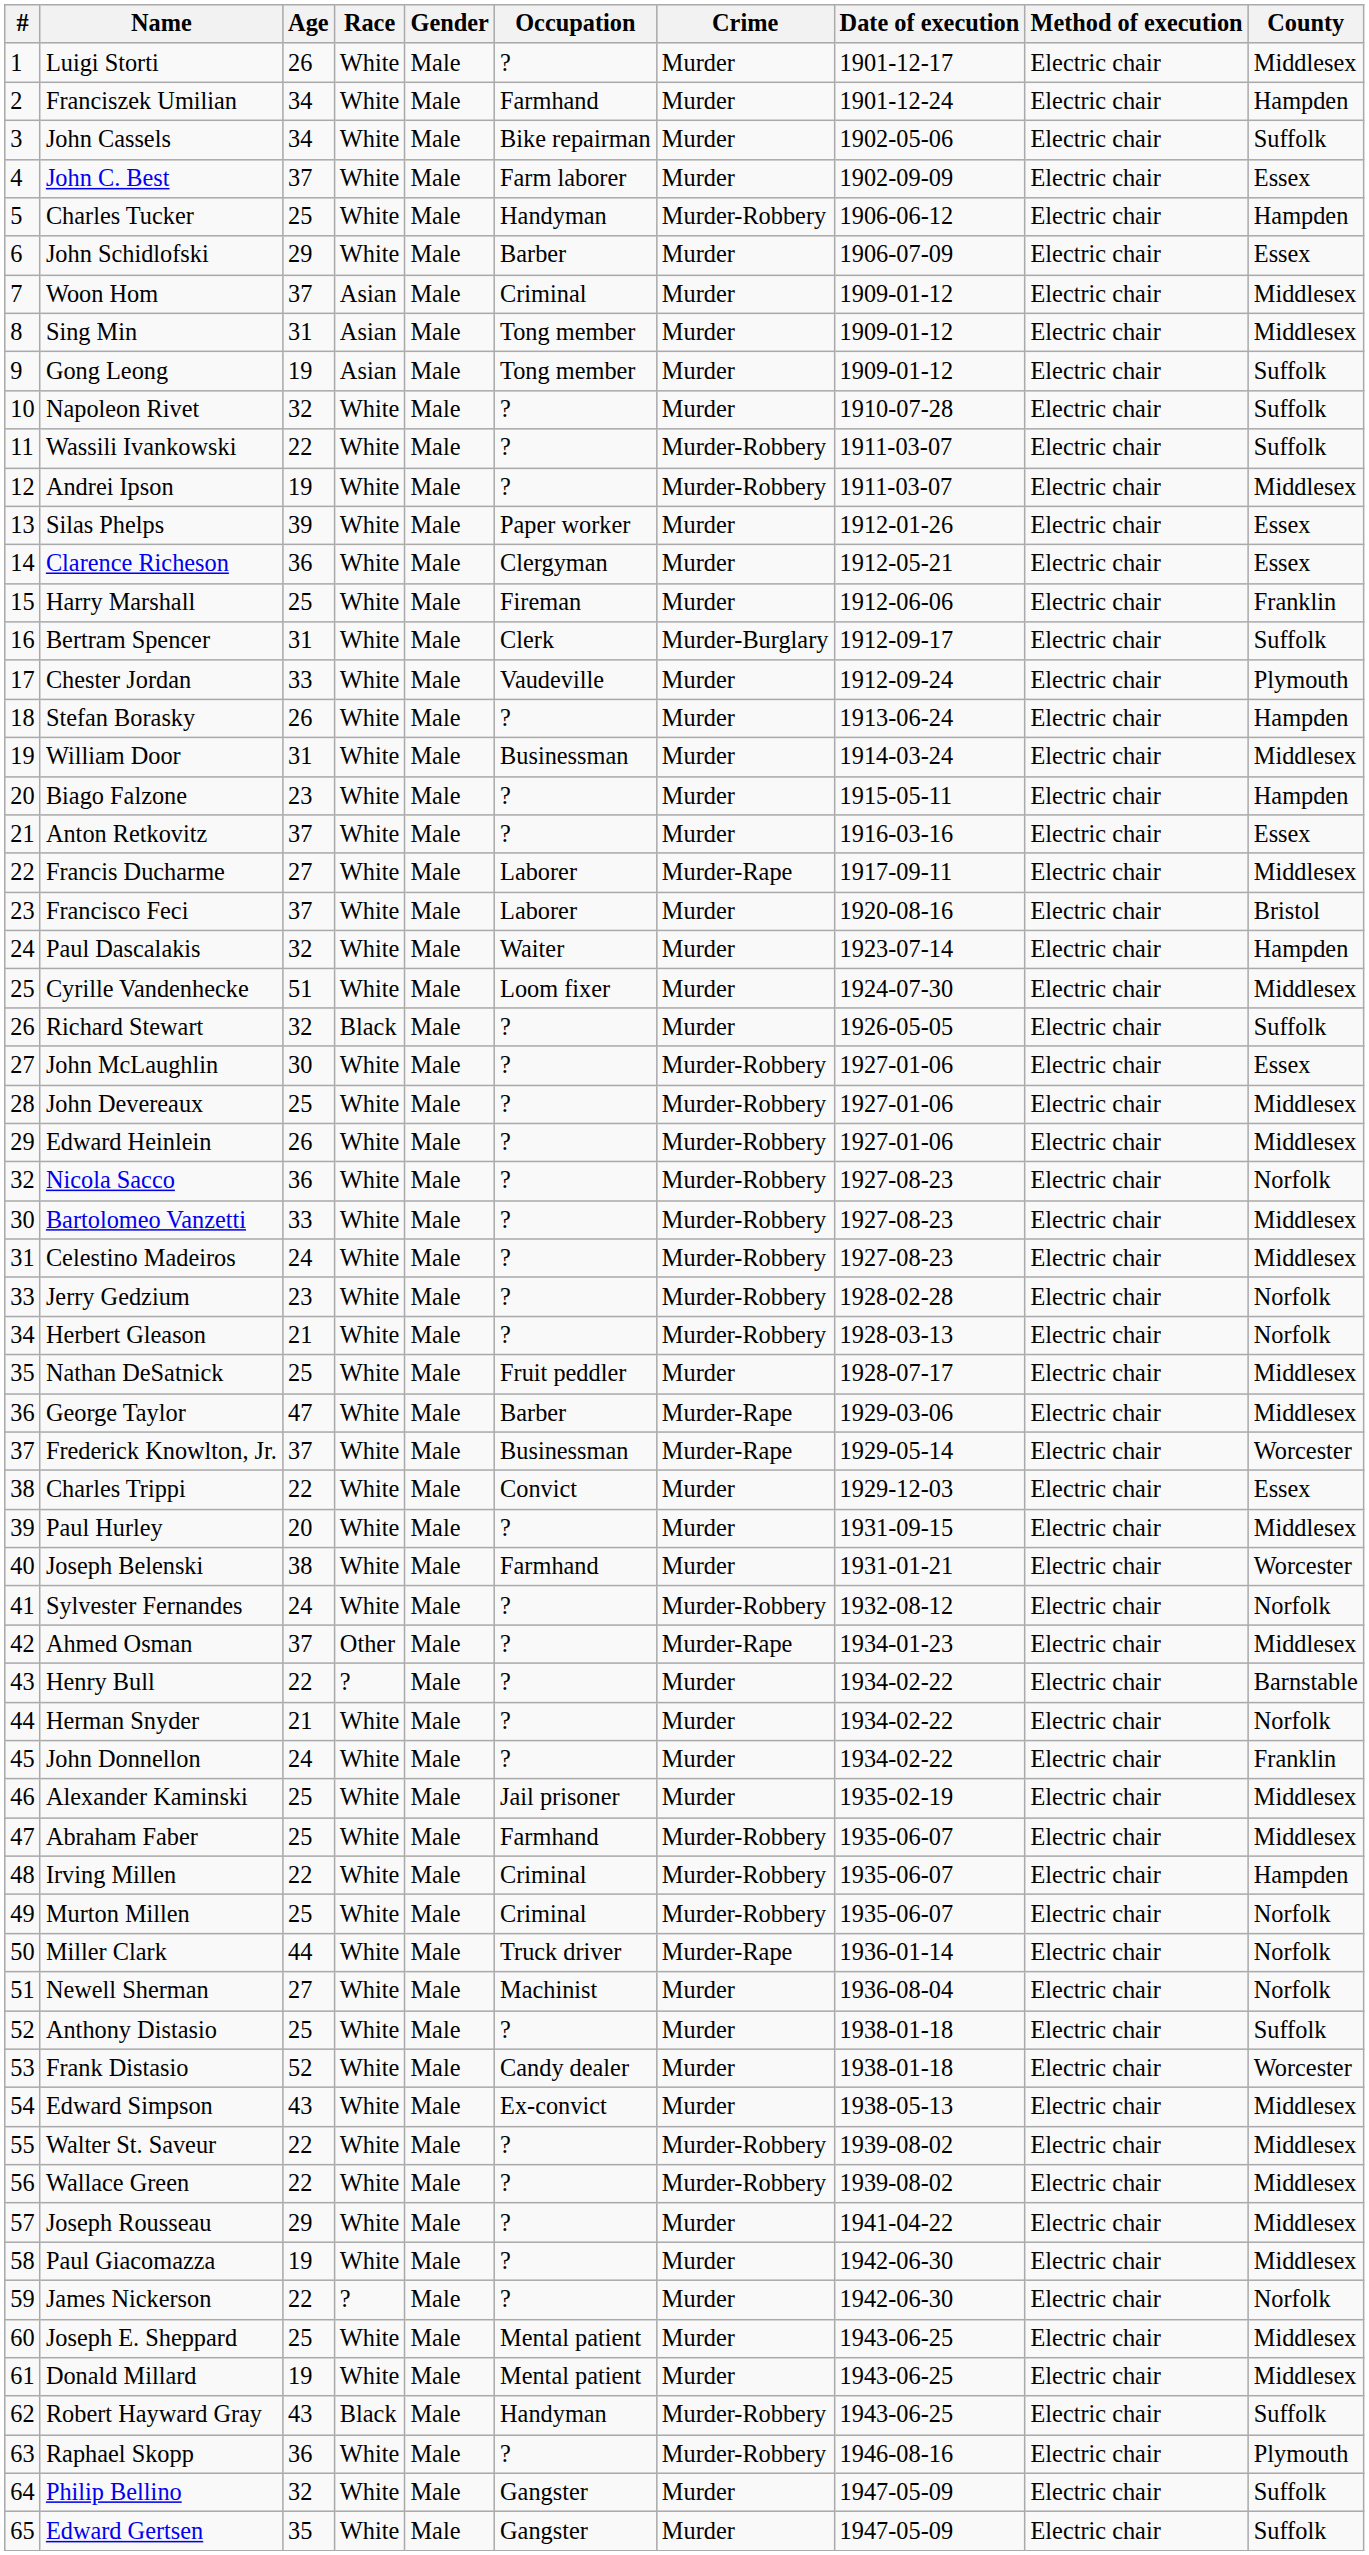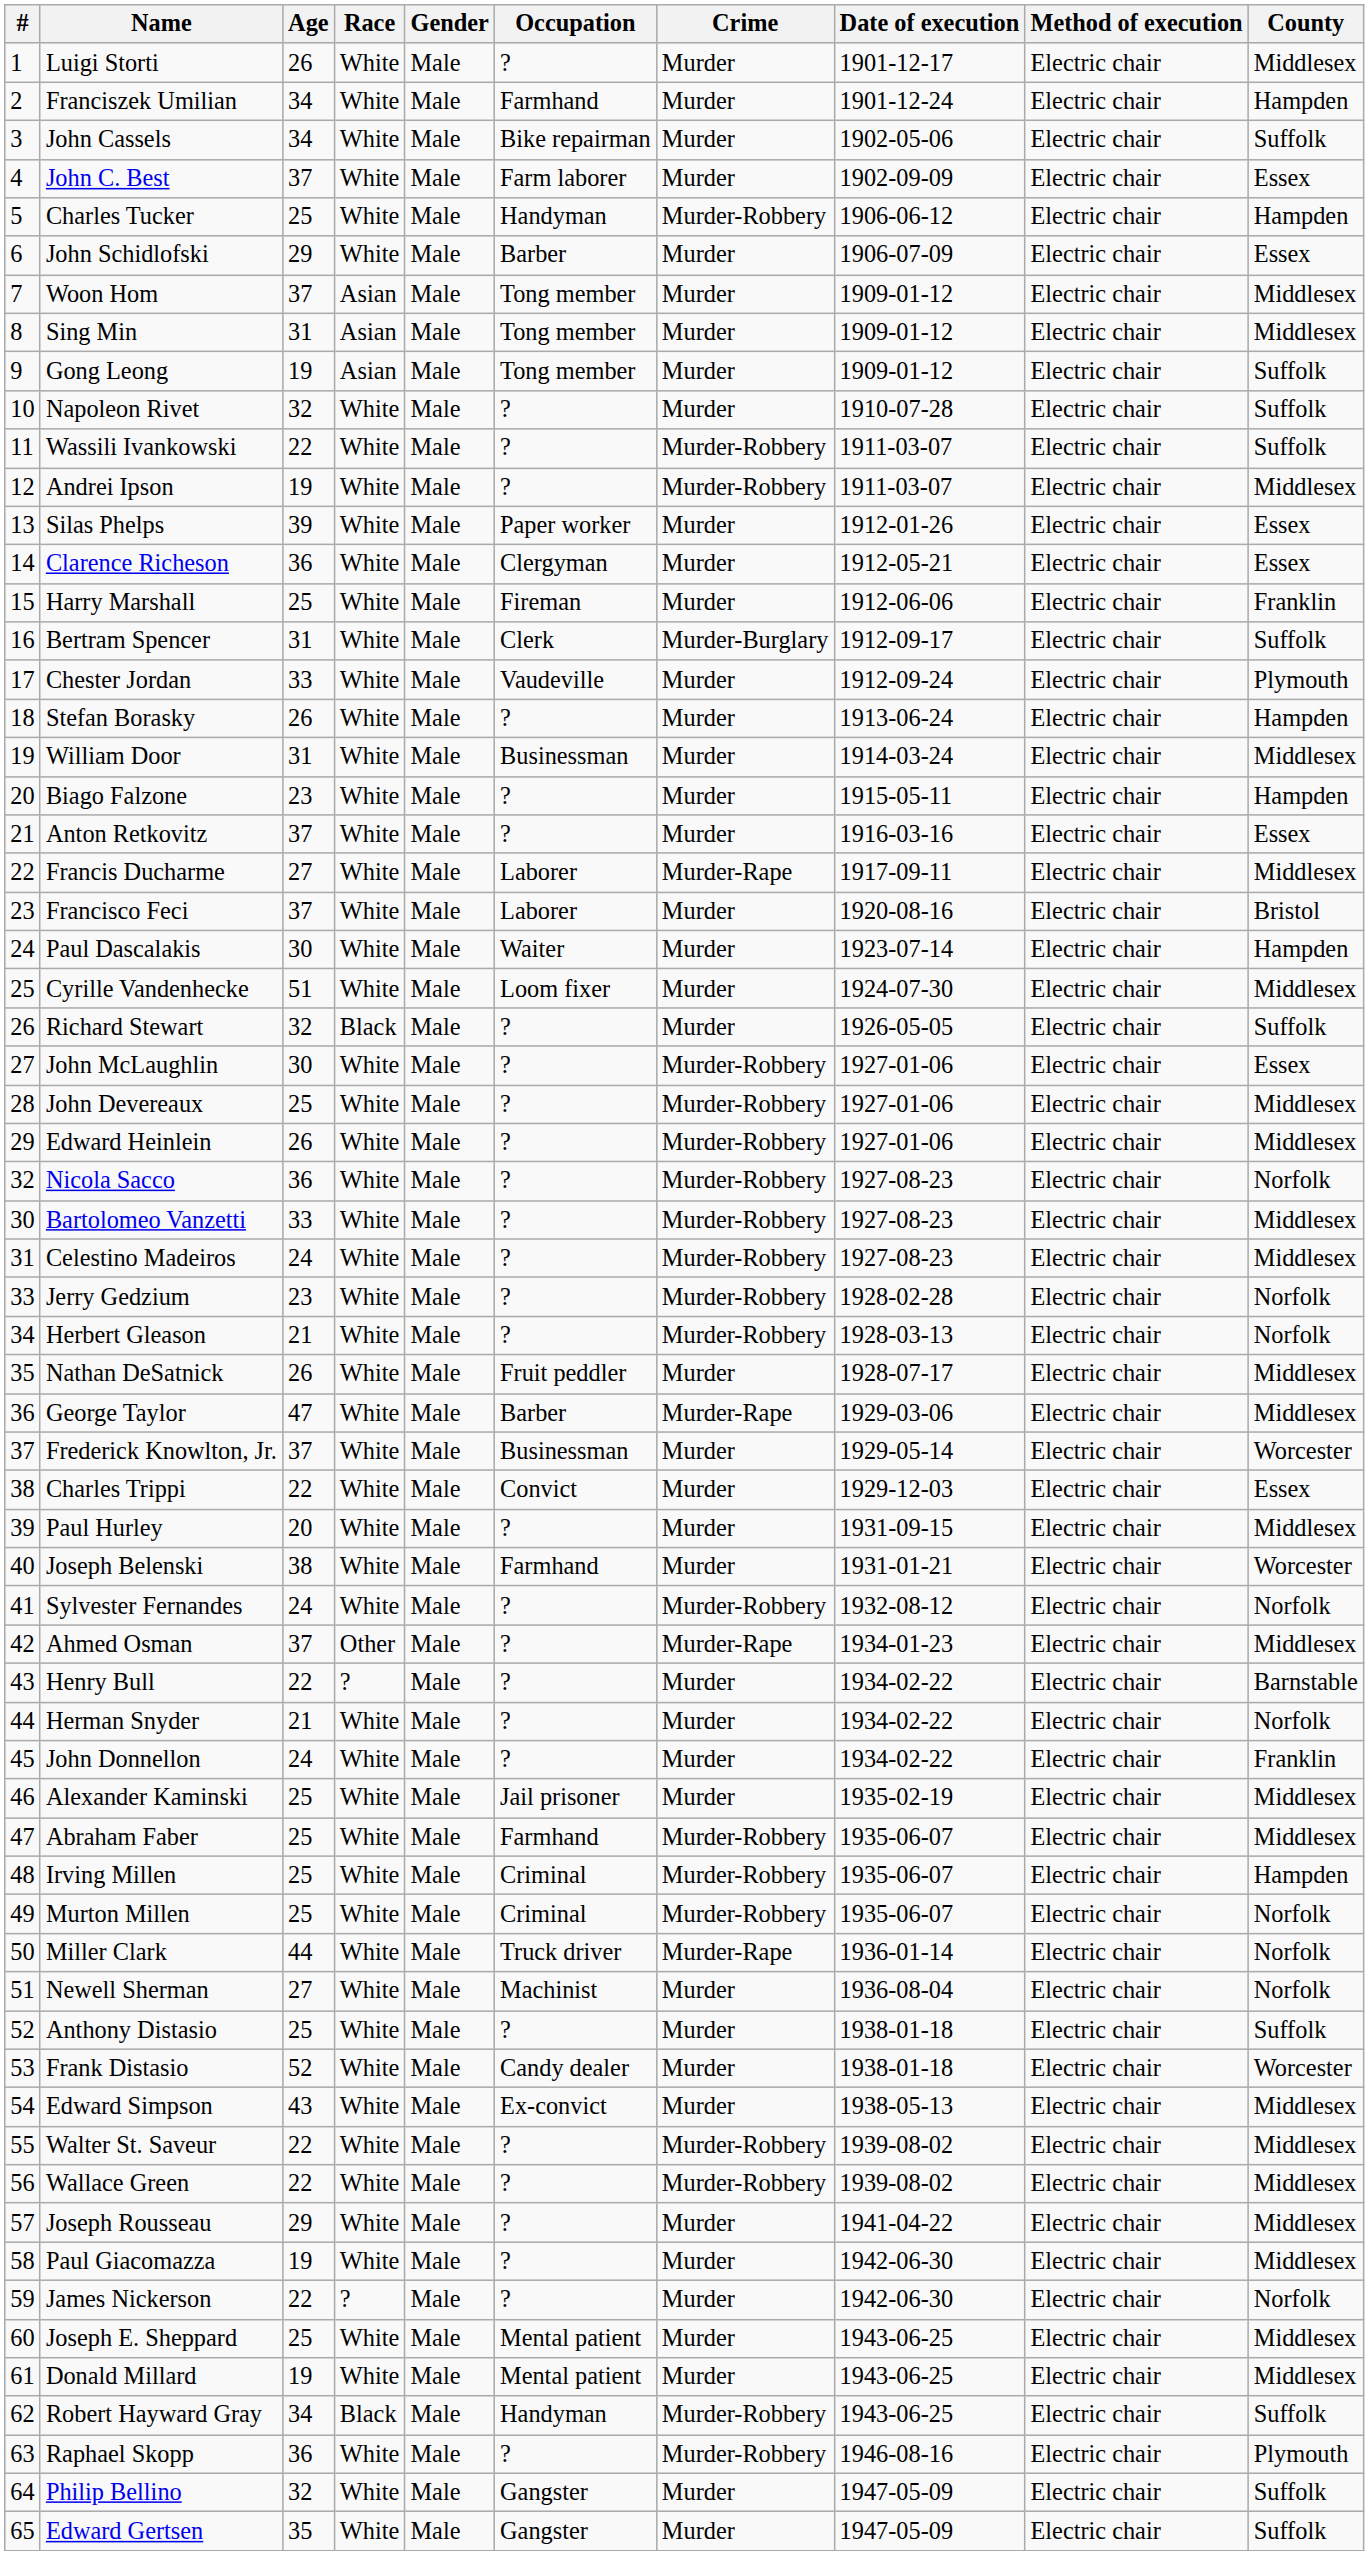(543, 293) Criminal -> (568, 293) Tong member
(300, 949) 32 -> (300, 949) 30
(300, 1373) 25 -> (300, 1373) 26
(727, 1450) Murder-Rape -> (698, 1450) Murder
(300, 1875) 22 -> (300, 1875) 25
(300, 2415) 43 -> (300, 2415) 34
